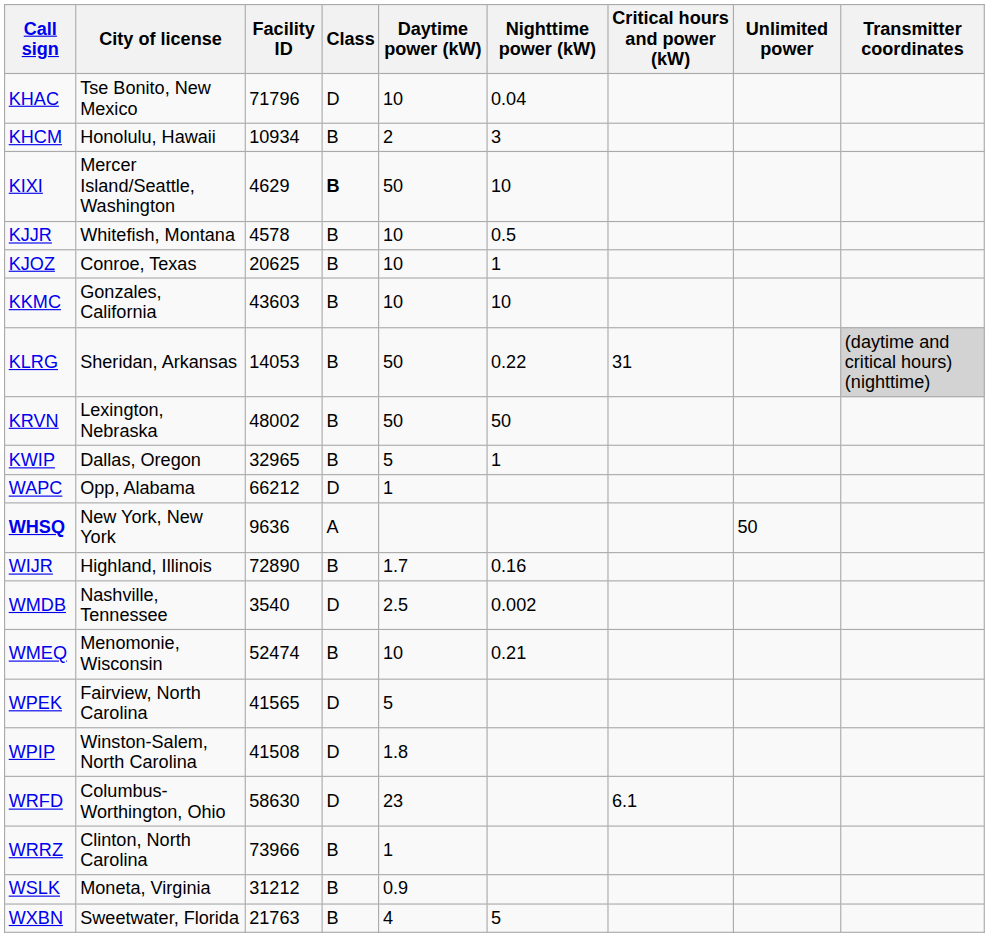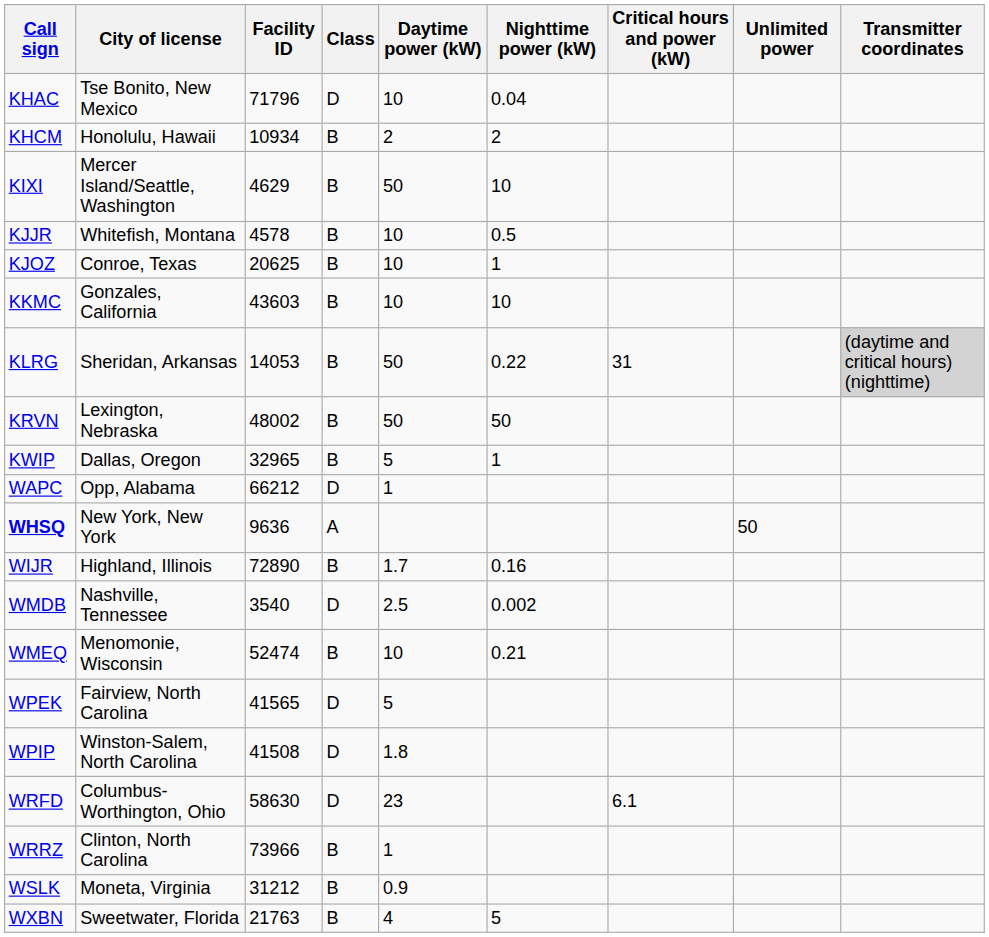(496, 137) 3 -> (496, 137) 2
(333, 186) bold -> (332, 186) normal
